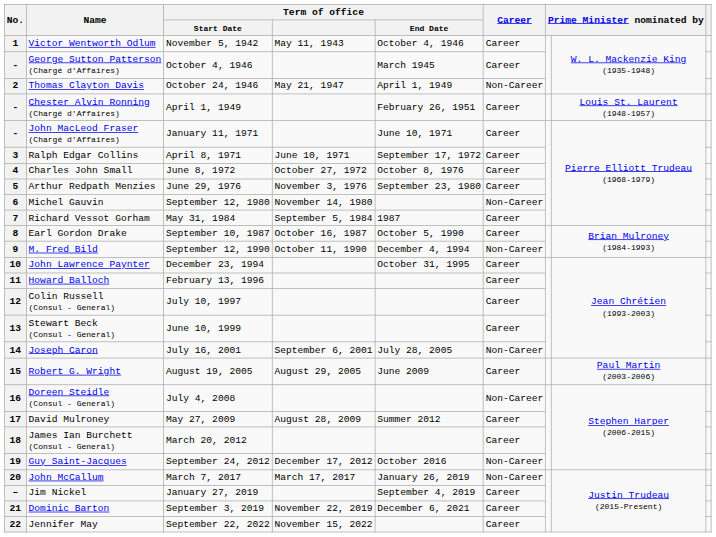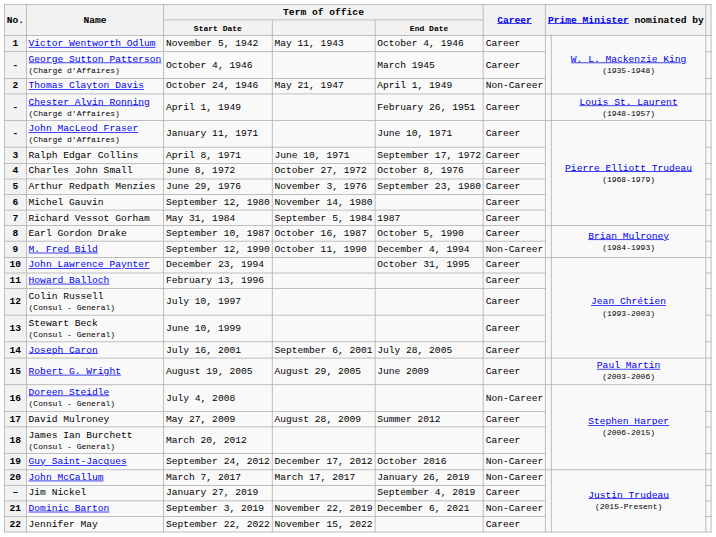(515, 202) Non-Career -> (503, 202) Career
(515, 350) Non-Career -> (503, 350) Career
(503, 509) Career -> (515, 509) Non-Career
